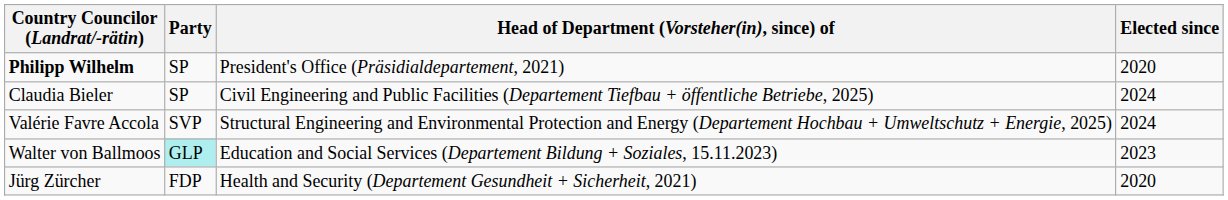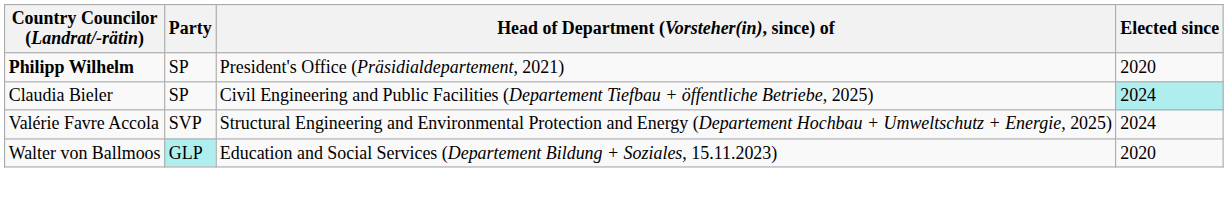(1138, 95) no background -> (1138, 95) paleturquoise background
(1138, 152) 2023 -> (1138, 152) 2020
- row: (55, 180)
